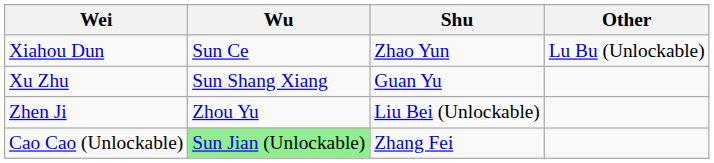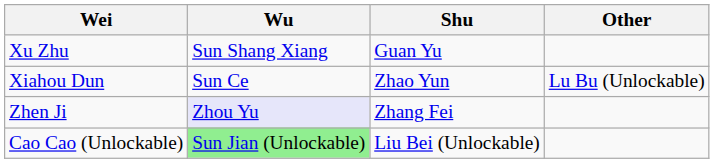rows swapped: (57, 50) <-> (39, 81)
(225, 111) no background -> (225, 111) lavender background
(457, 111) Liu Bei (Unlockable) -> (414, 111) Zhang Fei
(414, 142) Zhang Fei -> (457, 142) Liu Bei (Unlockable)
